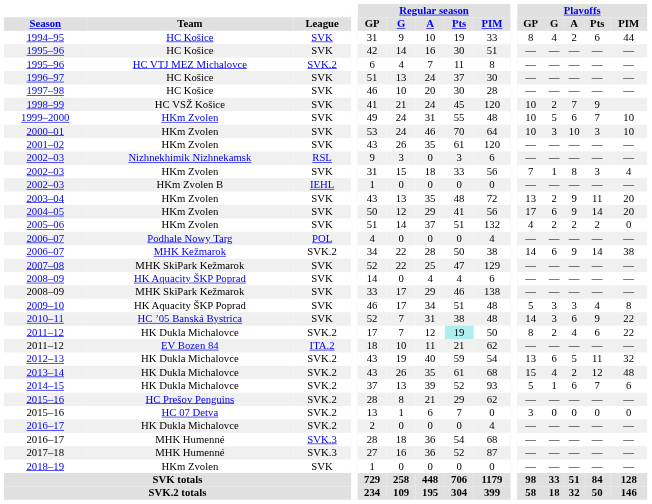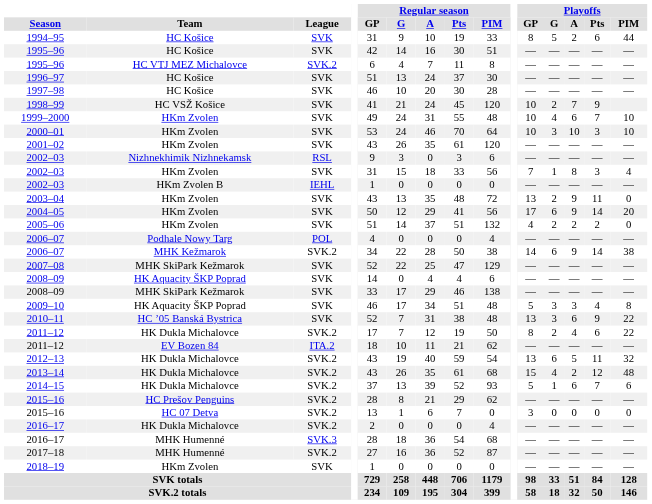(554, 37) 4 -> (554, 37) 5
(554, 118) 5 -> (554, 118) 4
(629, 198) 20 -> (629, 198) 0
(531, 319) 14 -> (531, 319) 13
(459, 332) paleturquoise background -> (459, 332) no background
(322, 453) SVK.3 -> (322, 453) SVK.2
